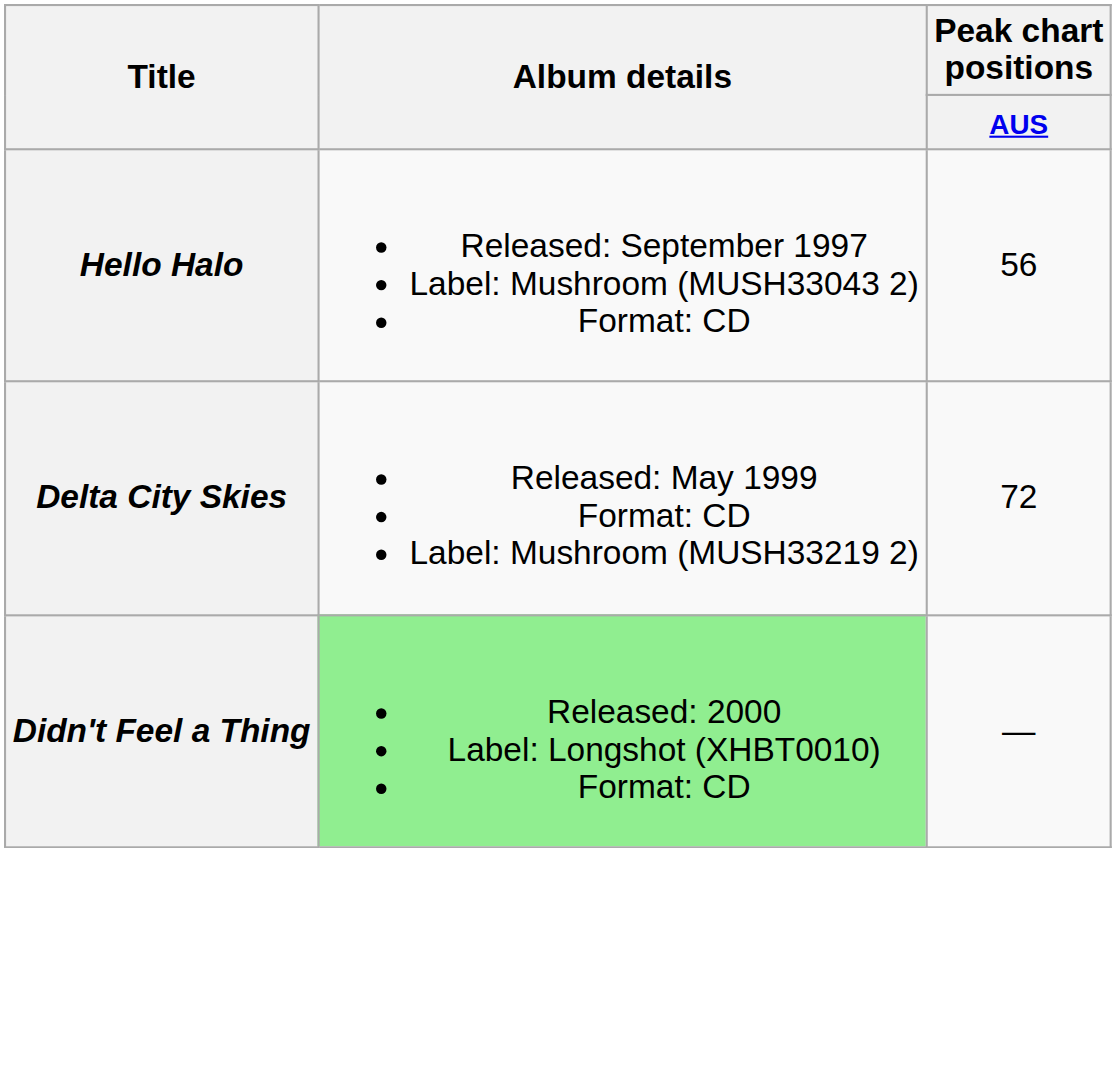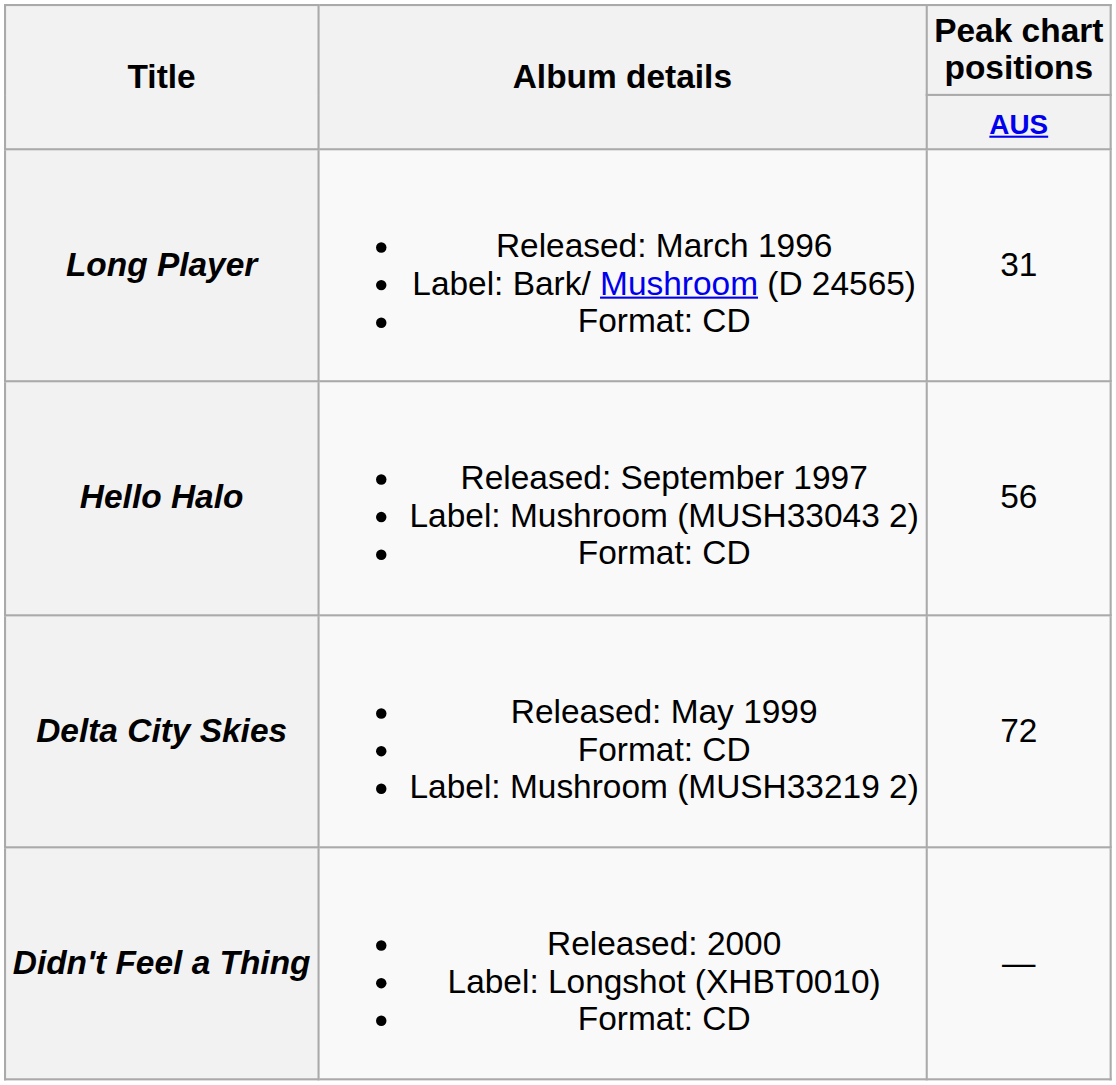+ row: (162, 264)
(622, 749) lightgreen background -> (622, 982) no background
